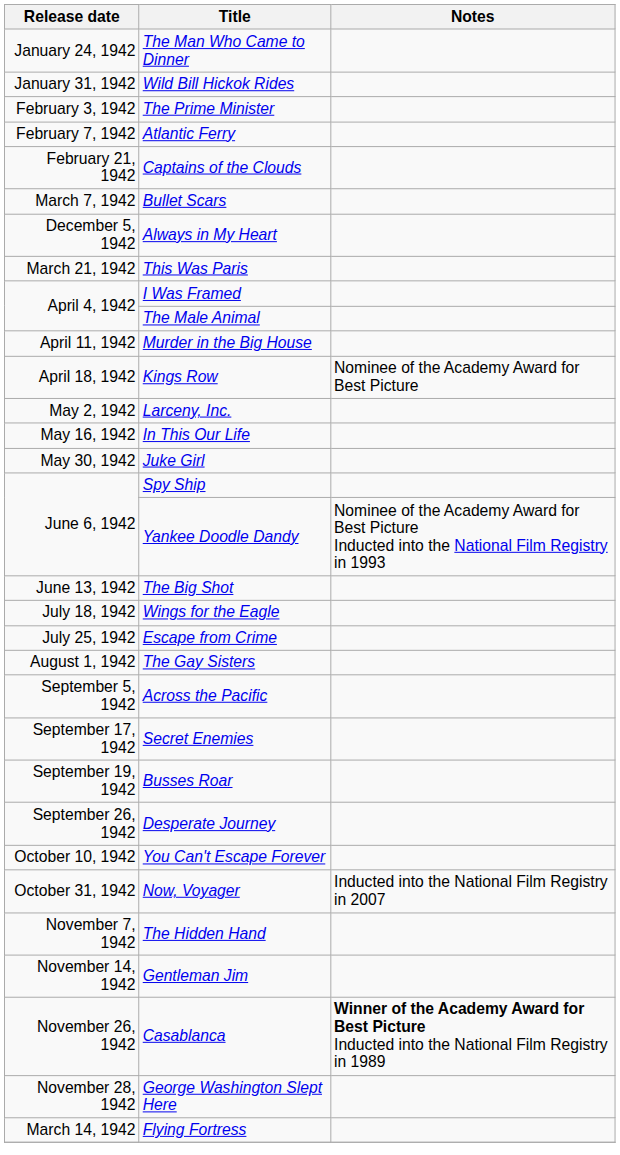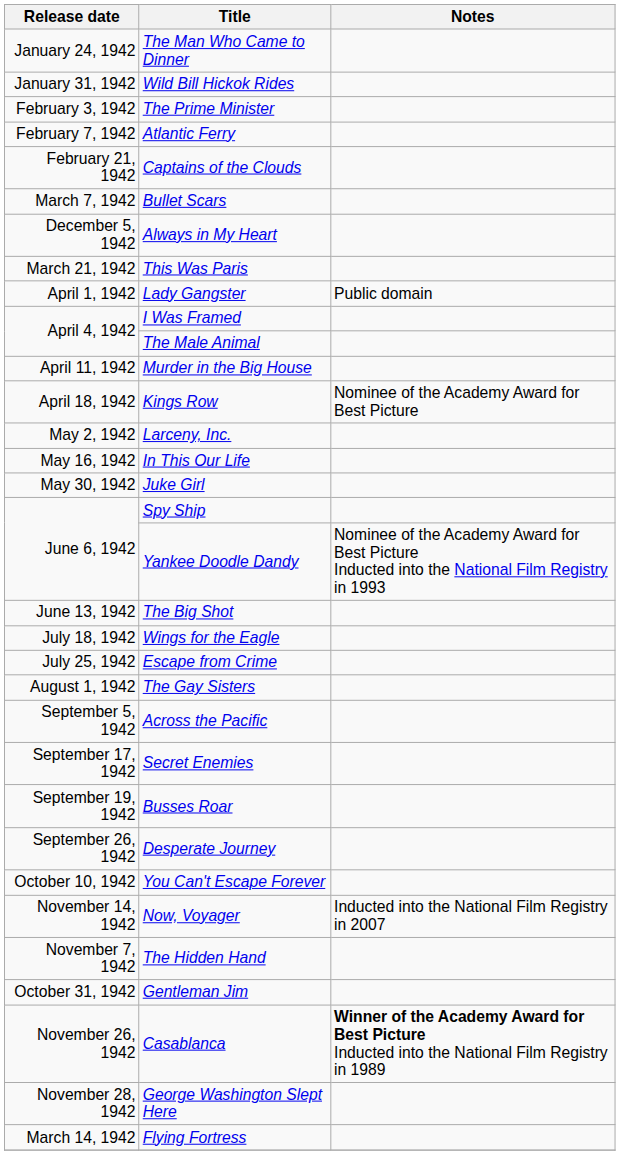+ row: (194, 293)
(75, 891) October 31, 1942 -> (86, 916) November 14, 1942
(86, 976) November 14, 1942 -> (75, 992) October 31, 1942
